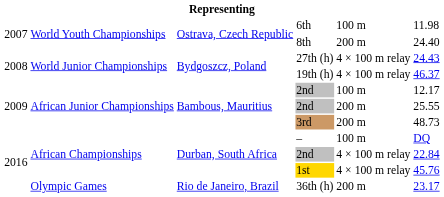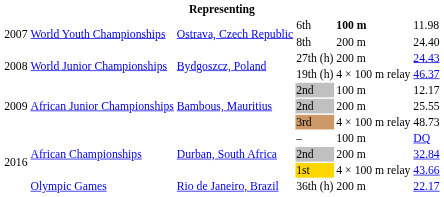(351, 25) normal -> (351, 25) bold
(373, 58) 4 × 100 m relay -> (351, 58) 200 m
(351, 122) 200 m -> (373, 122) 4 × 100 m relay
(373, 154) 4 × 100 m relay -> (351, 154) 200 m
(426, 154) 22.84 -> (426, 154) 32.84
(426, 170) 45.76 -> (426, 170) 43.66
(426, 186) 23.17 -> (426, 186) 22.17
